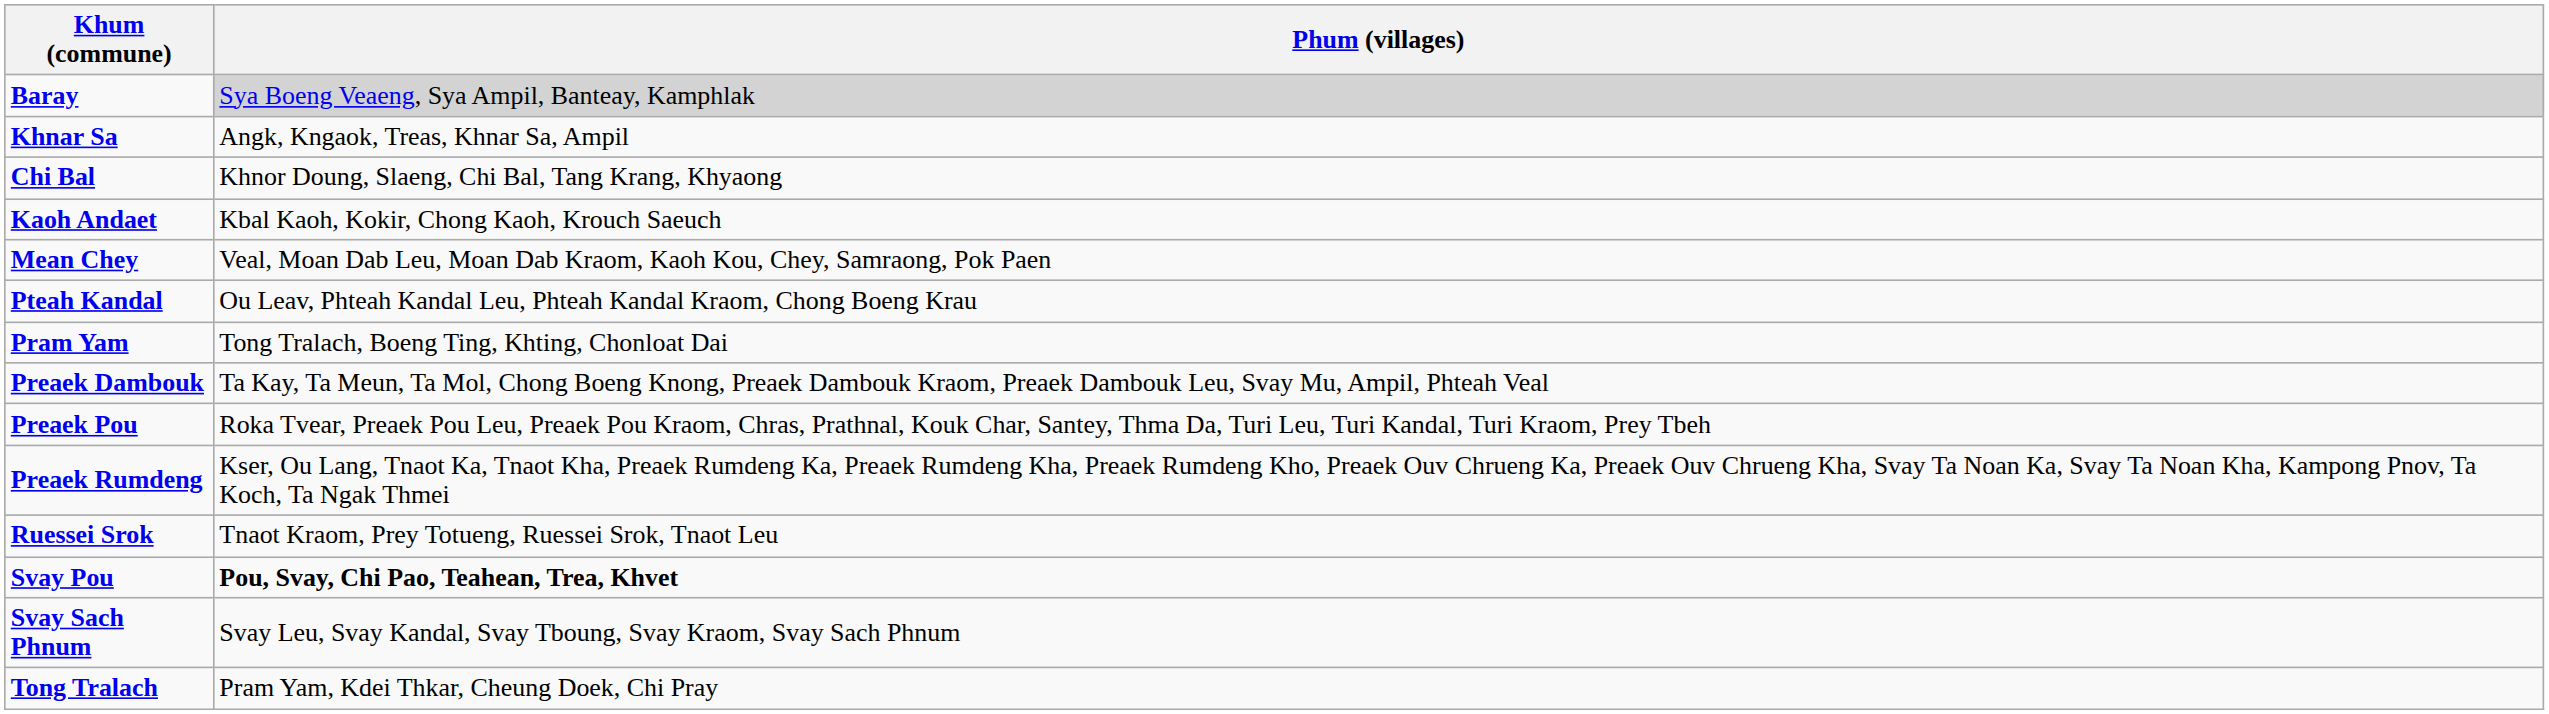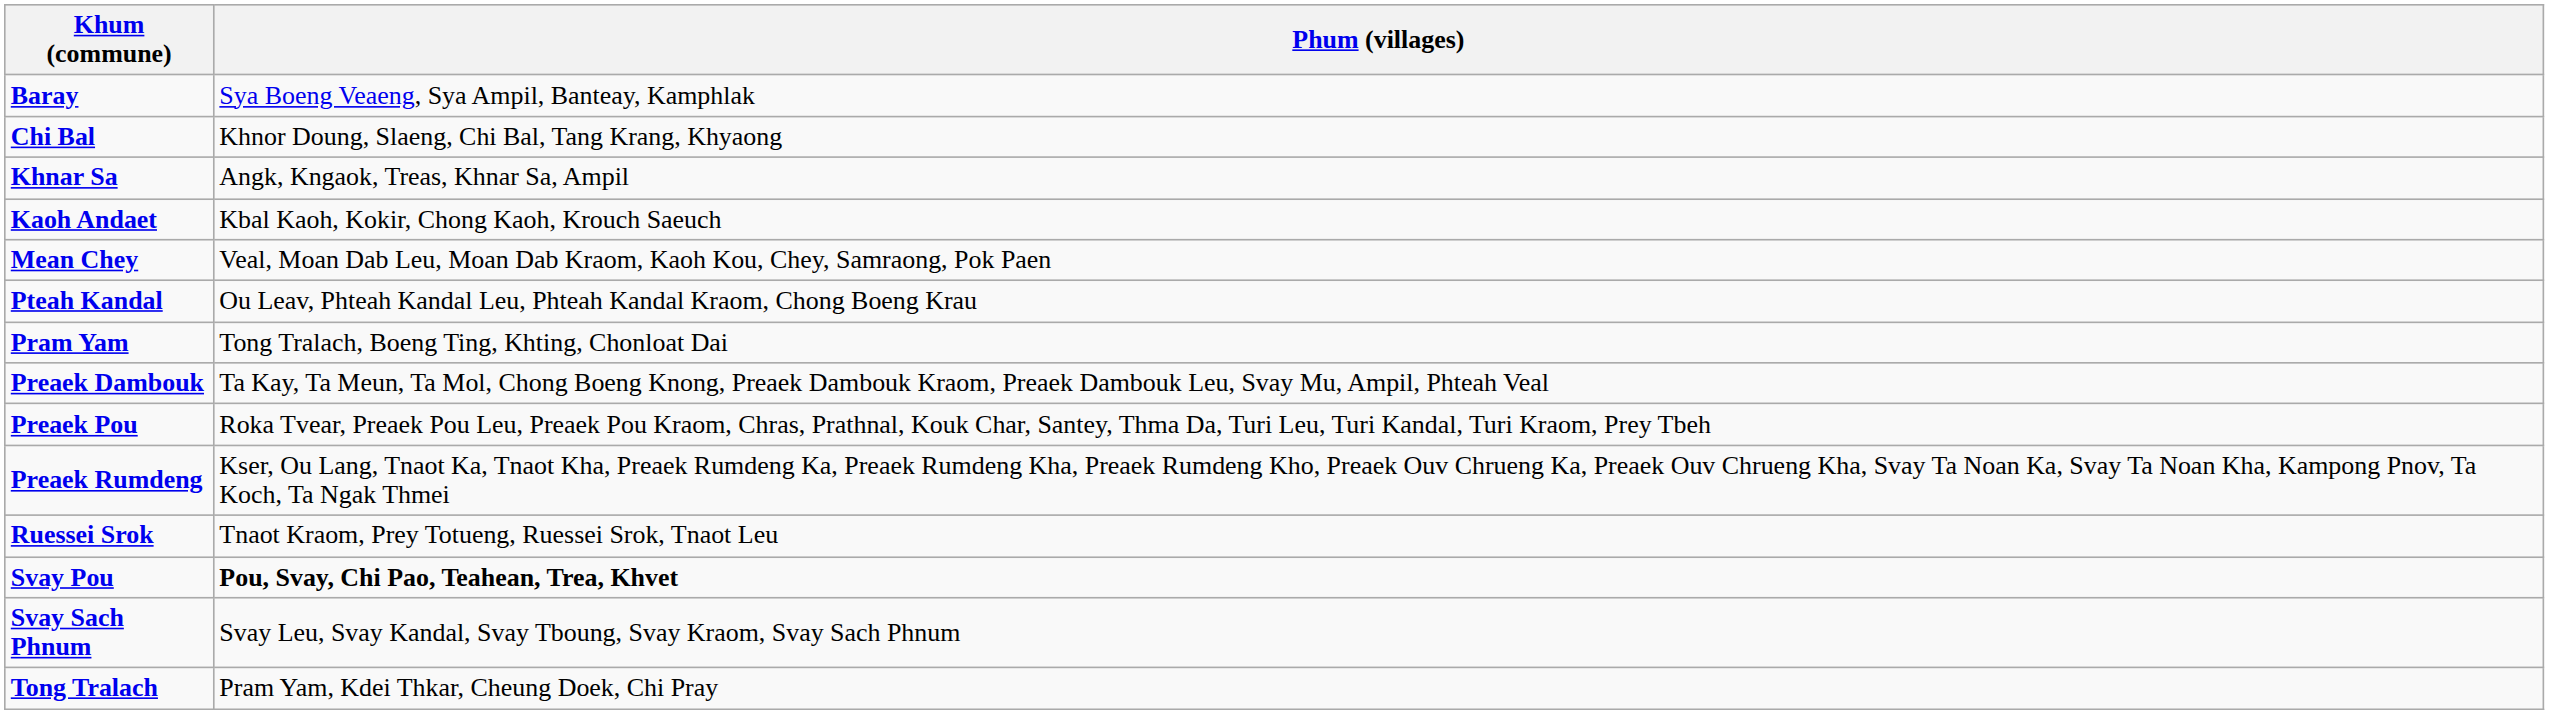(487, 95) lightgrey background -> (487, 95) no background
rows swapped: (53, 177) <-> (64, 136)
